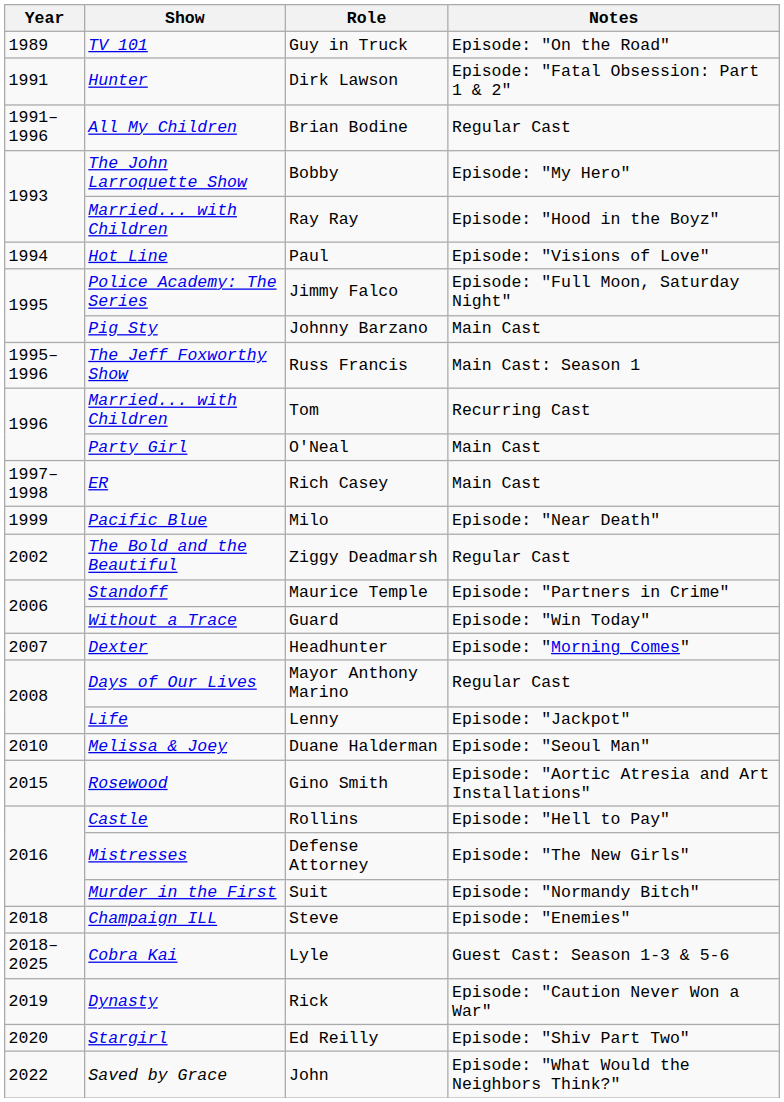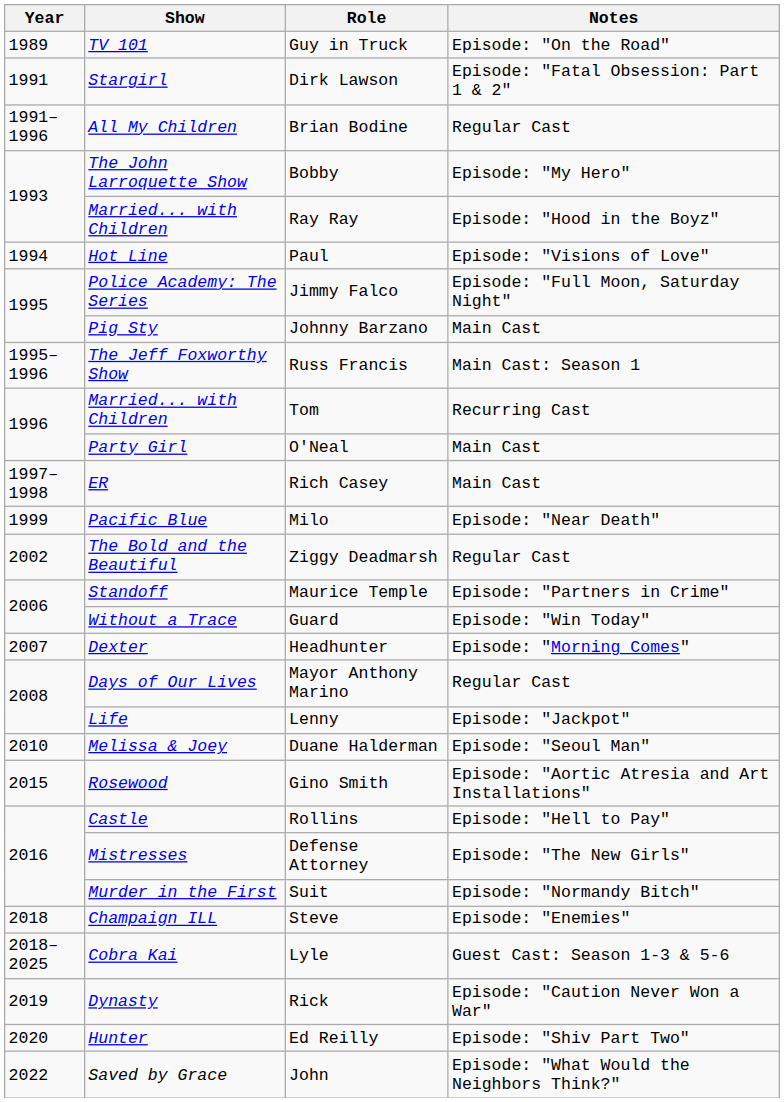(118, 81) Hunter -> (128, 81) Stargirl
(128, 1038) Stargirl -> (118, 1038) Hunter
